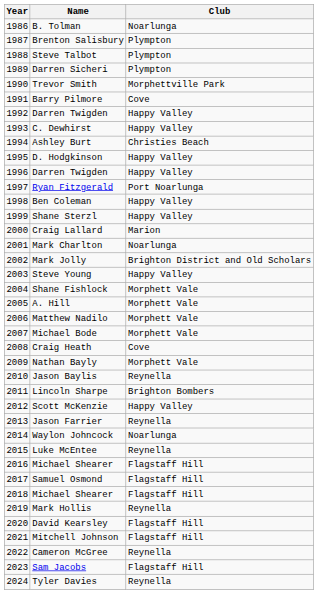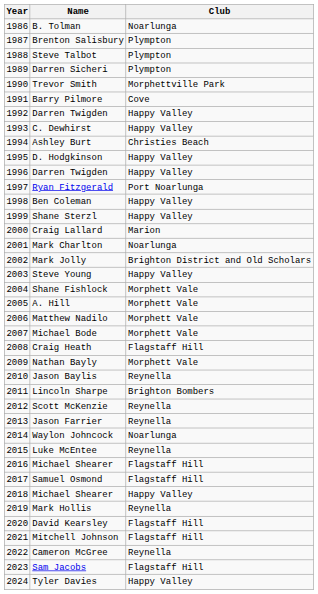(139, 348) Cove -> (166, 348) Flagstaff Hill
(160, 406) Happy Valley -> (150, 406) Reynella
(166, 494) Flagstaff Hill -> (160, 494) Happy Valley
(150, 582) Reynella -> (160, 582) Happy Valley
